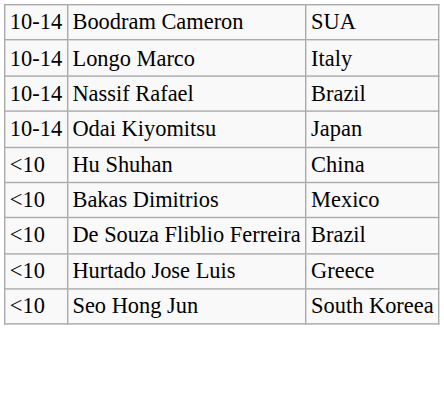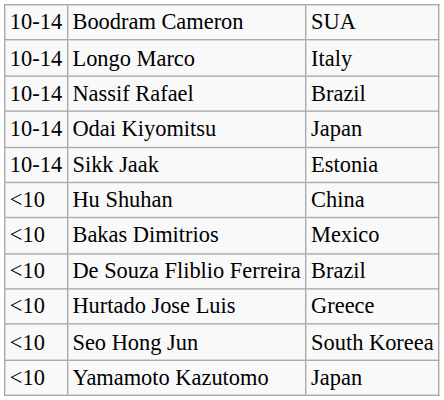+ row: (116, 164)
+ row: (171, 377)
